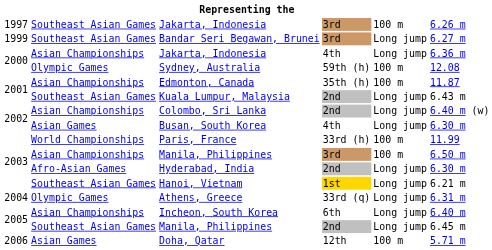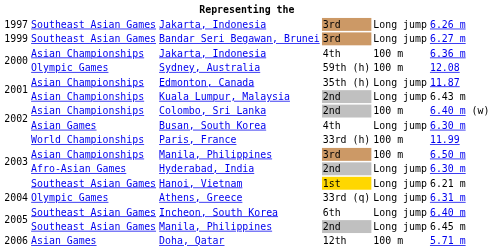(388, 24) 100 m -> (400, 24) Long jump
(400, 53) Long jump -> (388, 53) 100 m
(388, 82) 100 m -> (400, 82) Long jump
(94, 97) Southeast Asian Games -> (88, 97) Asian Championships
(400, 111) Long jump -> (388, 111) 100 m
(88, 212) Asian Championships -> (94, 212) Southeast Asian Games
